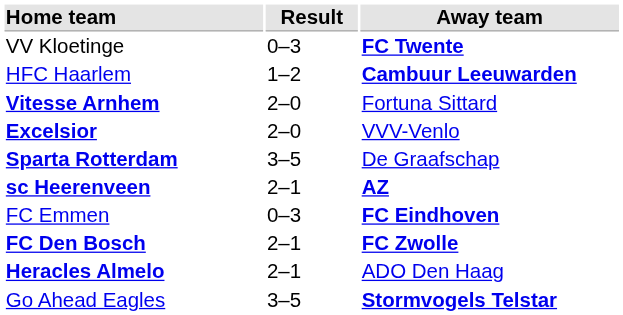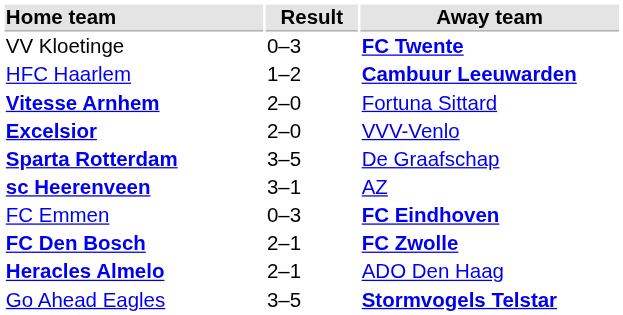(284, 187) 2–1 -> (284, 187) 3–1
(375, 187) bold -> (375, 187) normal
